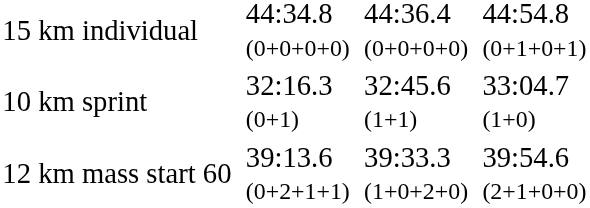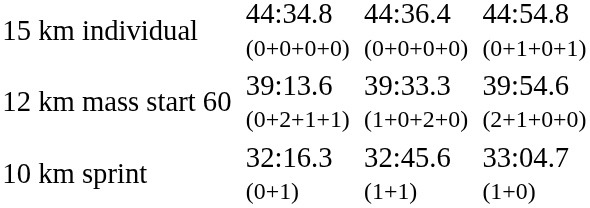rows swapped: (75, 101) <-> (117, 173)
